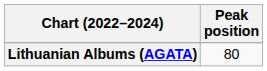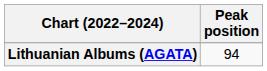(232, 54) 80 -> (232, 54) 94
